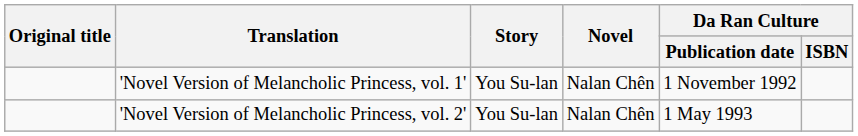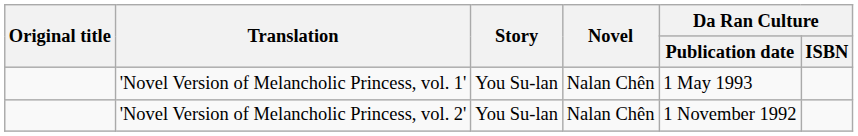(730, 83) 1 November 1992 -> (708, 83) 1 May 1993
(708, 114) 1 May 1993 -> (730, 114) 1 November 1992
